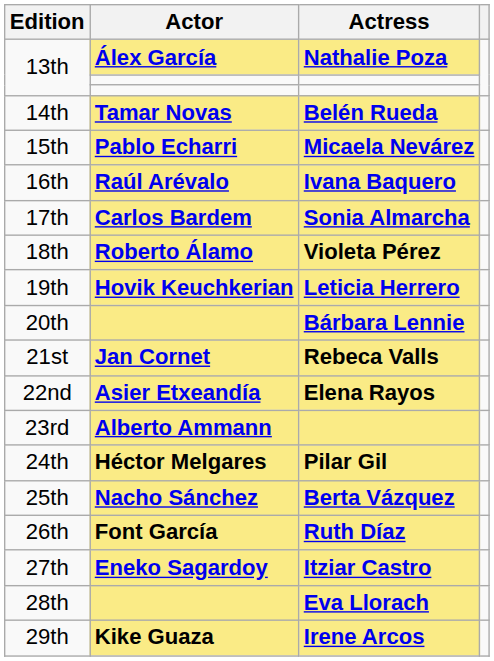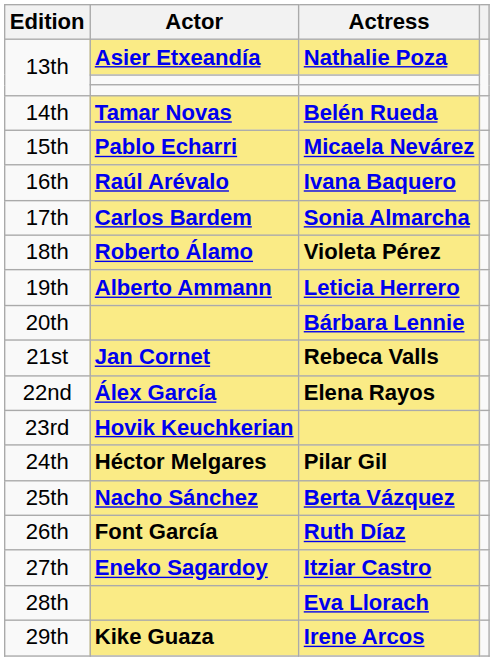(156, 57) Álex García -> (178, 57) Asier Etxeandía
(194, 287) Hovik Keuchkerian -> (183, 287) Alberto Ammann
(178, 392) Asier Etxeandía -> (156, 392) Álex García
(183, 427) Alberto Ammann -> (194, 427) Hovik Keuchkerian
